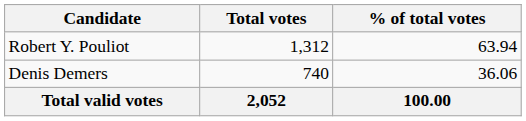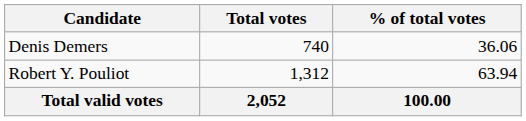rows swapped: (69, 45) <-> (58, 73)
